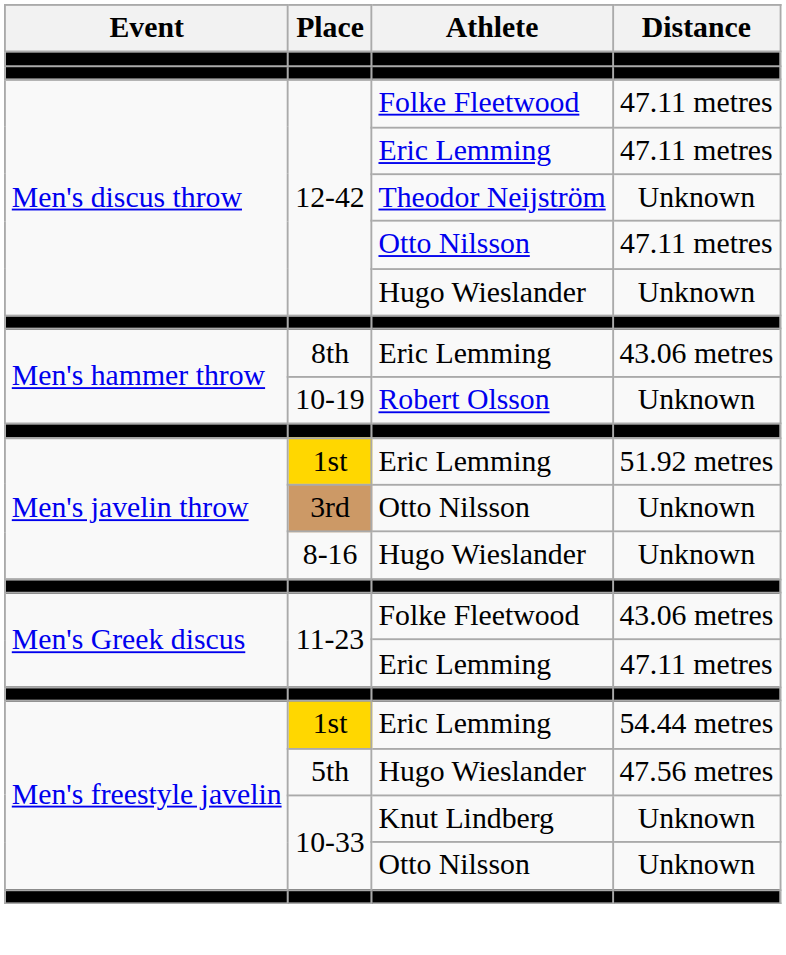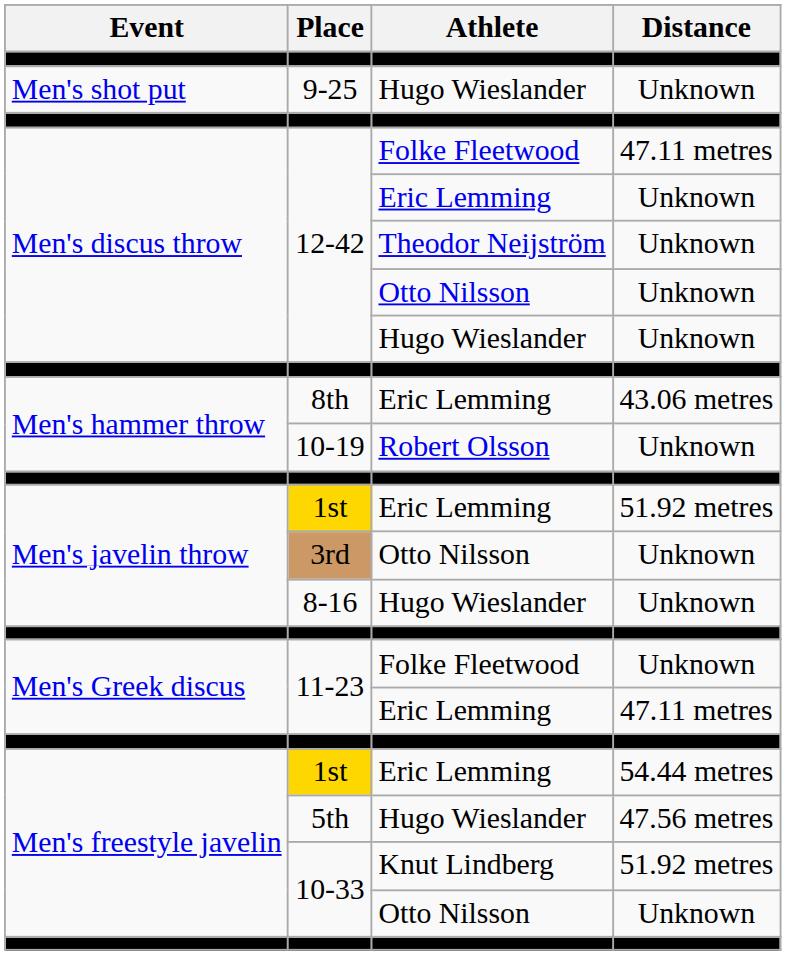+ row: (330, 89)
(696, 149) 47.11 metres -> (696, 197) Unknown
(696, 244) 47.11 metres -> (696, 291) Unknown
(696, 615) 43.06 metres -> (696, 663) Unknown
(696, 818) Unknown -> (696, 865) 51.92 metres
